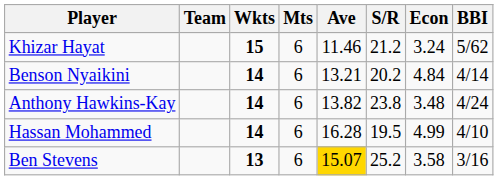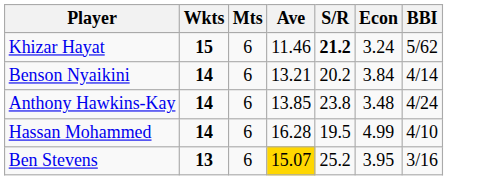- column: (205, 18)
(386, 47) normal -> (335, 47) bold
(429, 75) 4.84 -> (378, 75) 3.84
(341, 103) 13.82 -> (291, 103) 13.85
(429, 160) 3.58 -> (378, 160) 3.95
